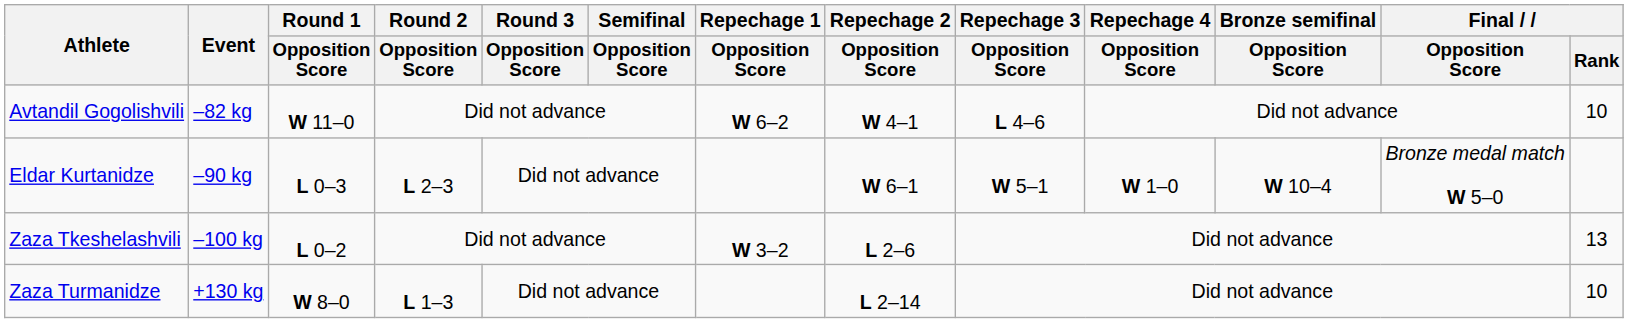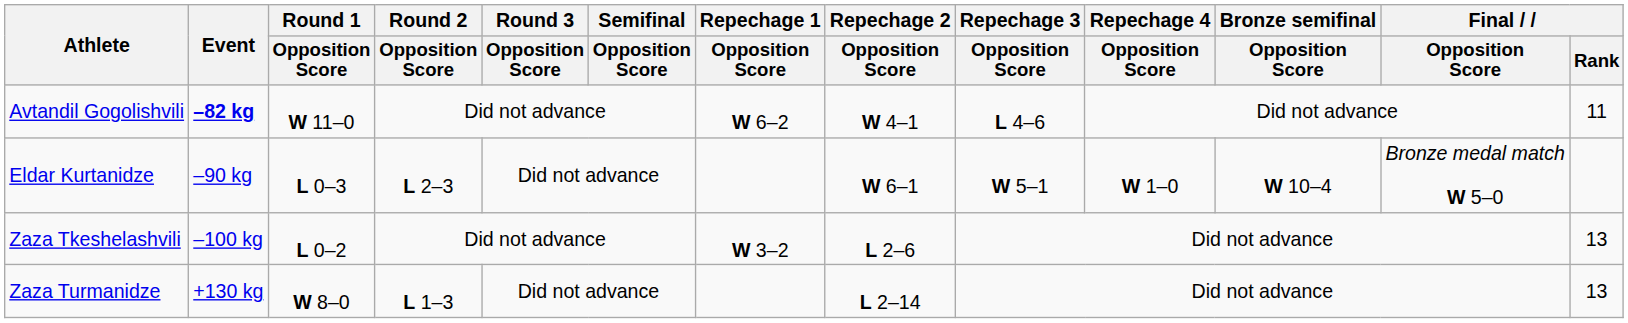(223, 112) normal -> (224, 112) bold
(1597, 112) 10 -> (1597, 112) 11
(1597, 292) 10 -> (1597, 292) 13
